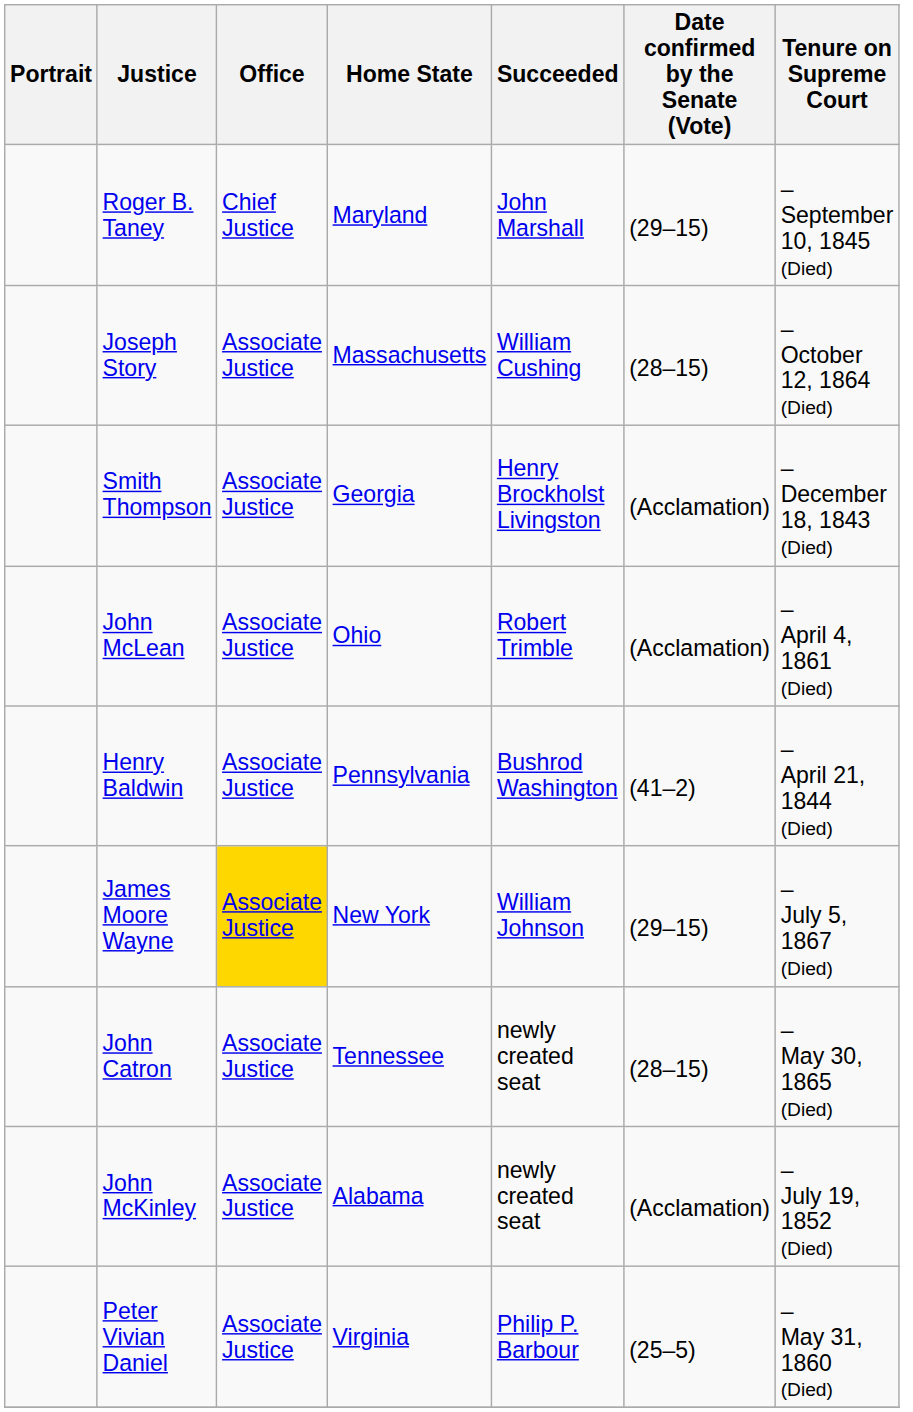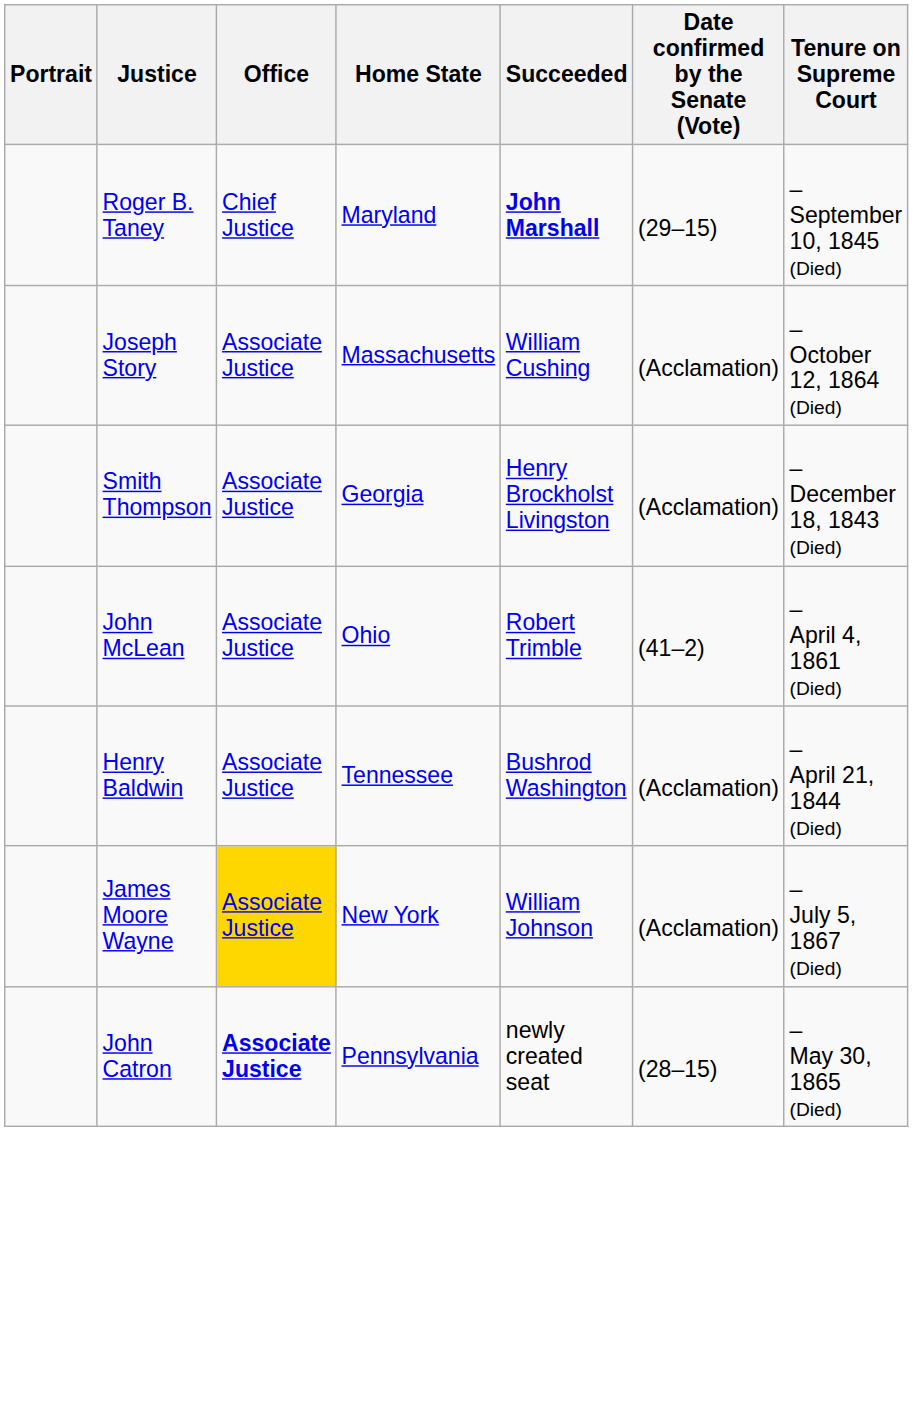(540, 214) normal -> (553, 214) bold
(669, 368) (28–15) -> (709, 368) (Acclamation)
(700, 648) (Acclamation) -> (671, 648) (41–2)
(401, 775) Pennsylvania -> (397, 775) Tennessee
(662, 788) (41–2) -> (709, 788) (Acclamation)
(669, 928) (29–15) -> (709, 928) (Acclamation)
(272, 1056) normal -> (276, 1056) bold
(388, 1056) Tennessee -> (410, 1056) Pennsylvania
- row: (149, 1196)
- row: (135, 1336)
